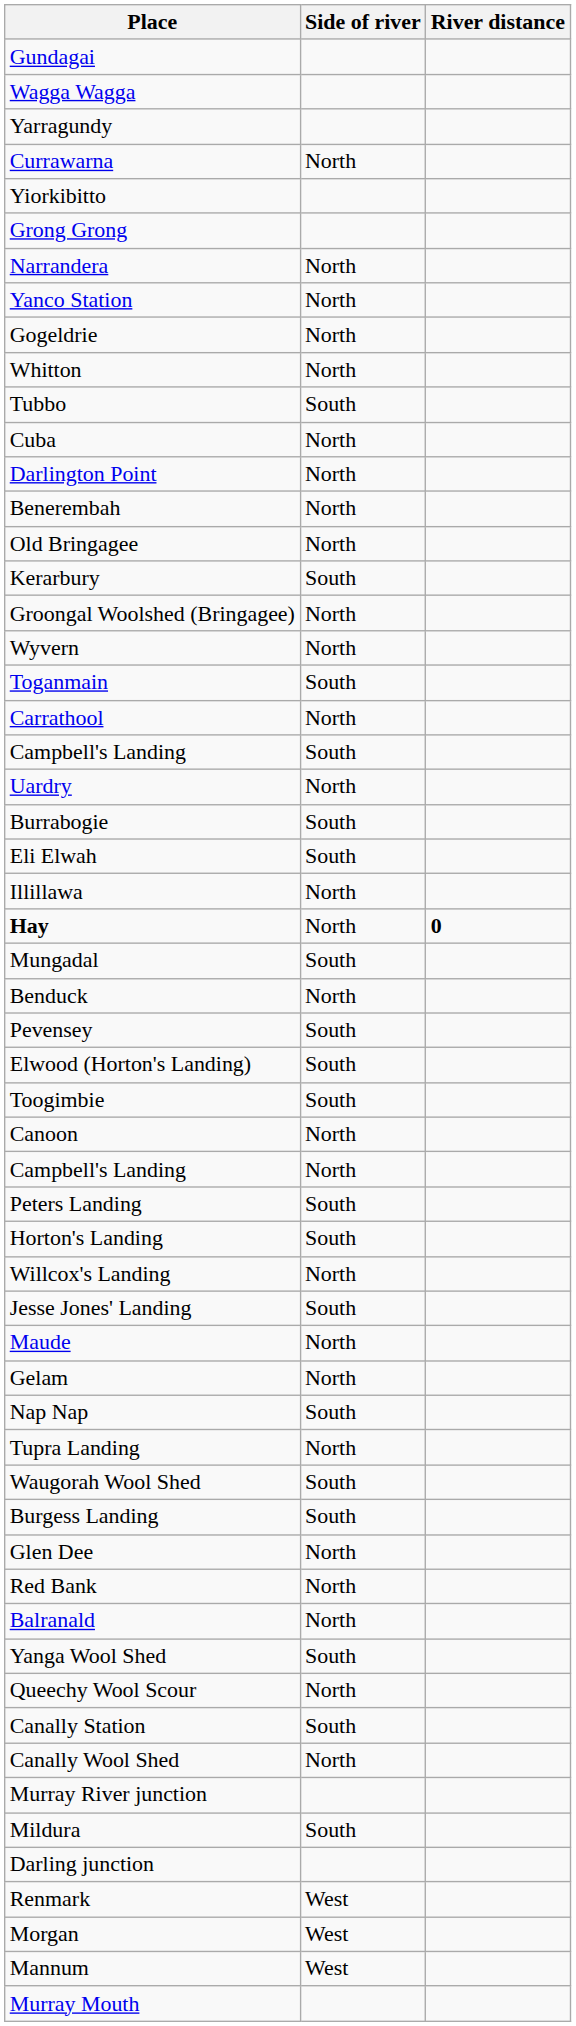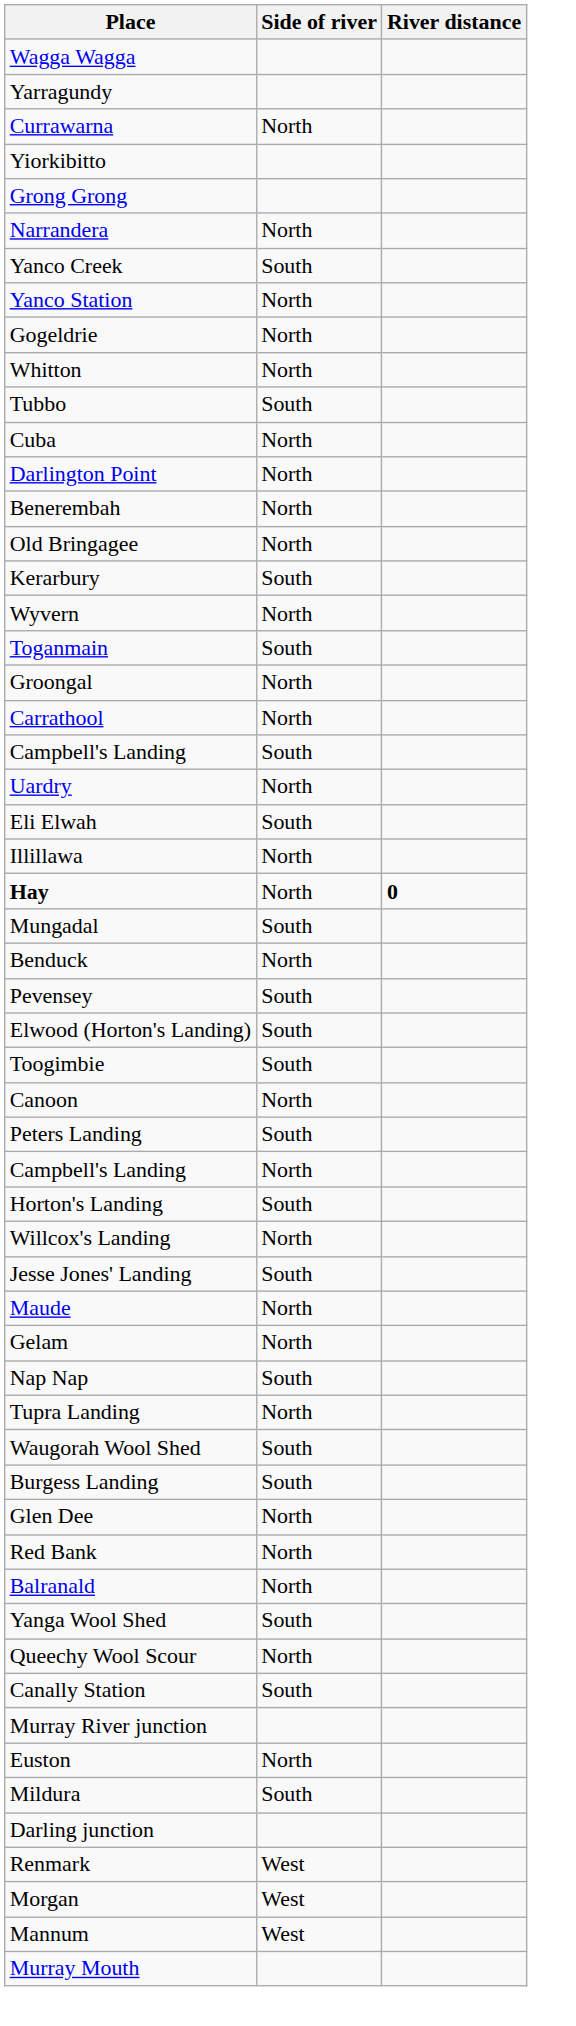- row: (52, 56)
+ row: (66, 265)
- row: (152, 612)
+ row: (51, 682)
- row: (59, 821)
rows swapped: (98, 1169) <-> (76, 1203)
- row: (95, 1760)
+ row: (40, 1760)
